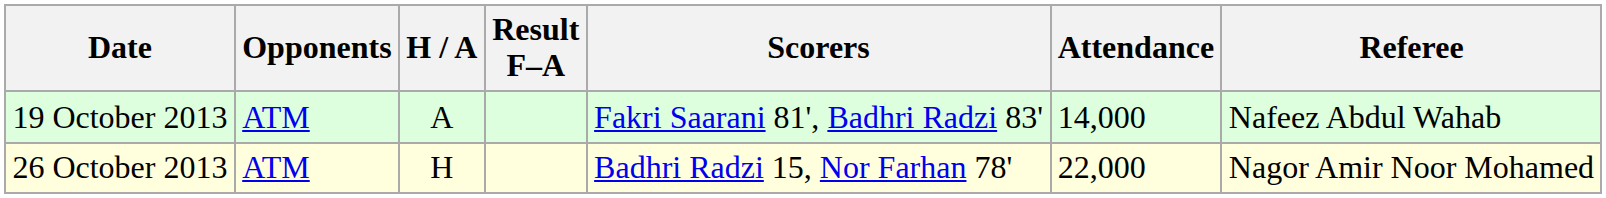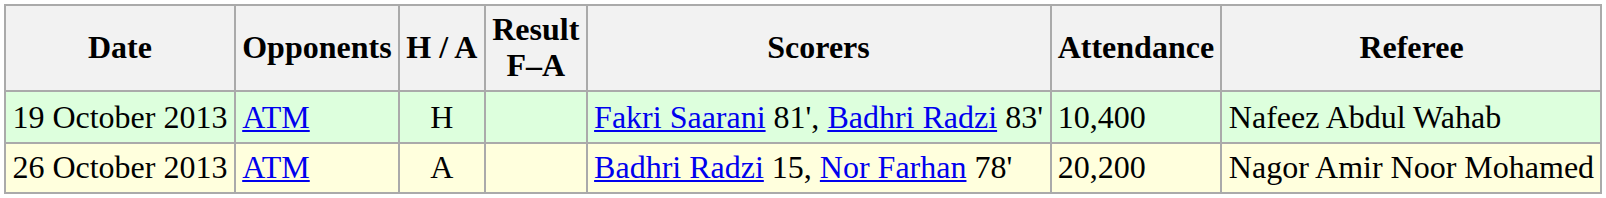(442, 116) A -> (442, 116) H
(1102, 116) 14,000 -> (1102, 116) 10,400
(442, 167) H -> (442, 167) A
(1102, 167) 22,000 -> (1102, 167) 20,200
